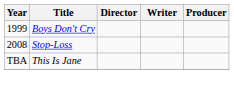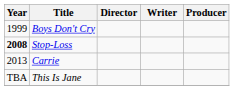(17, 45) normal -> (17, 45) bold
+ row: (46, 61)
